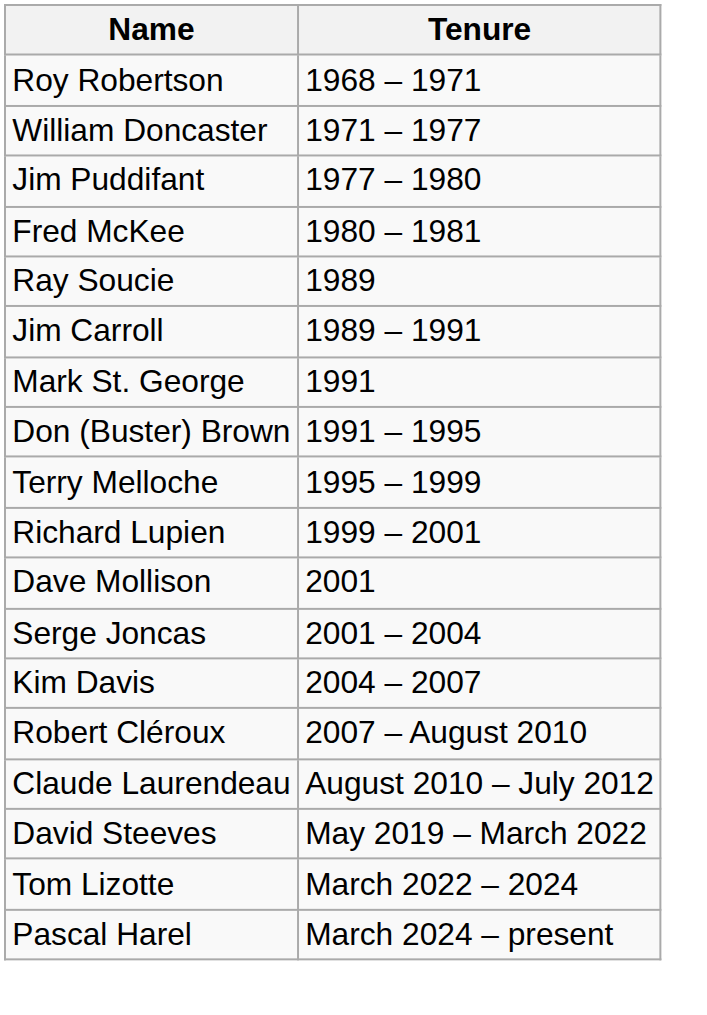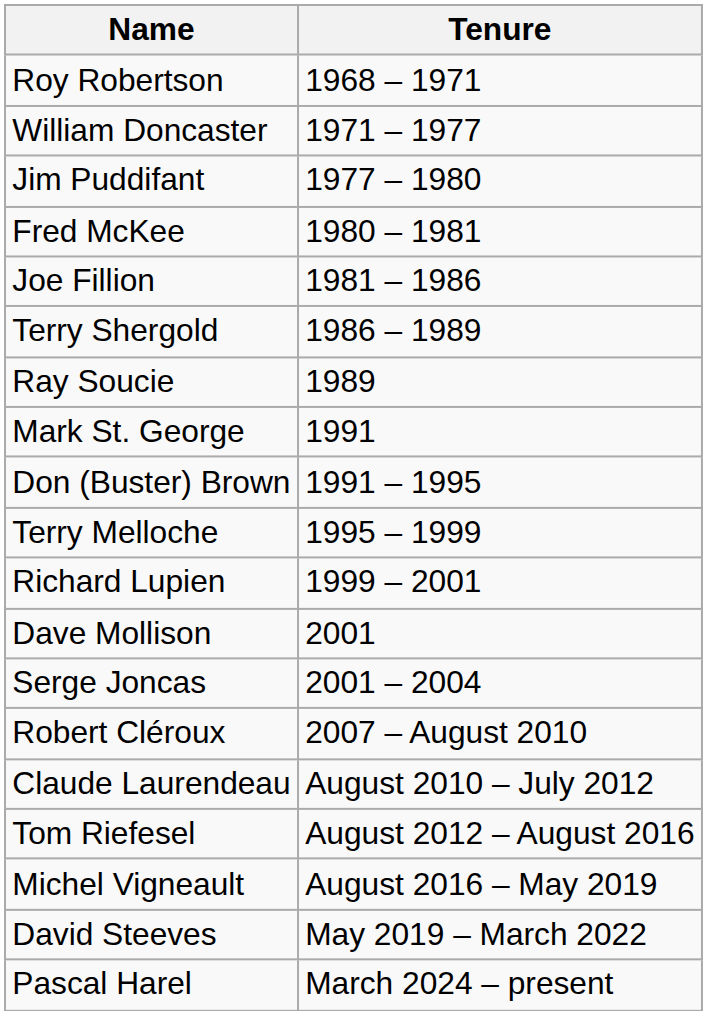+ row: (84, 280)
+ row: (115, 331)
- row: (88, 331)
- row: (84, 682)
+ row: (104, 833)
+ row: (128, 883)
- row: (93, 883)
